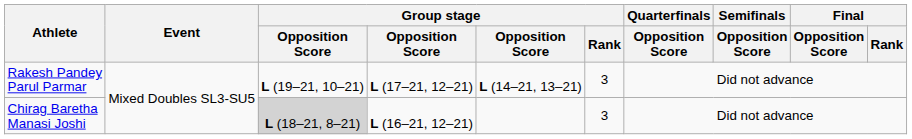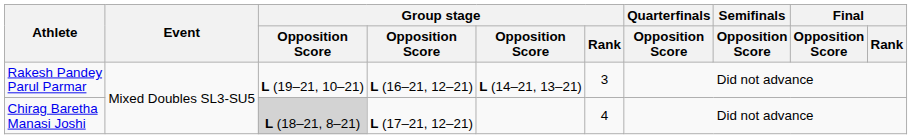(422, 88) L (17–21, 12–21) -> (422, 88) L (16–21, 12–21)
(422, 124) L (16–21, 12–21) -> (422, 124) L (17–21, 12–21)
(604, 116) 3 -> (604, 116) 4
